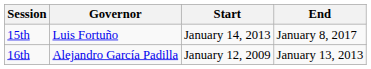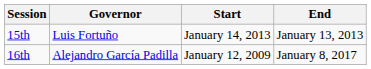(317, 34) January 8, 2017 -> (320, 34) January 13, 2013
(320, 54) January 13, 2013 -> (317, 54) January 8, 2017
